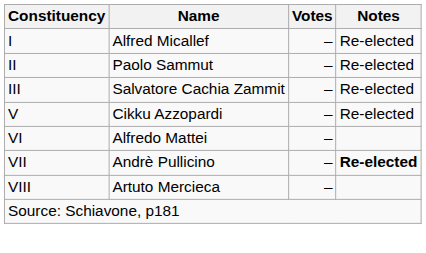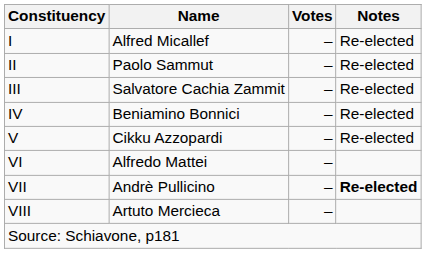+ row: (15, 114)
